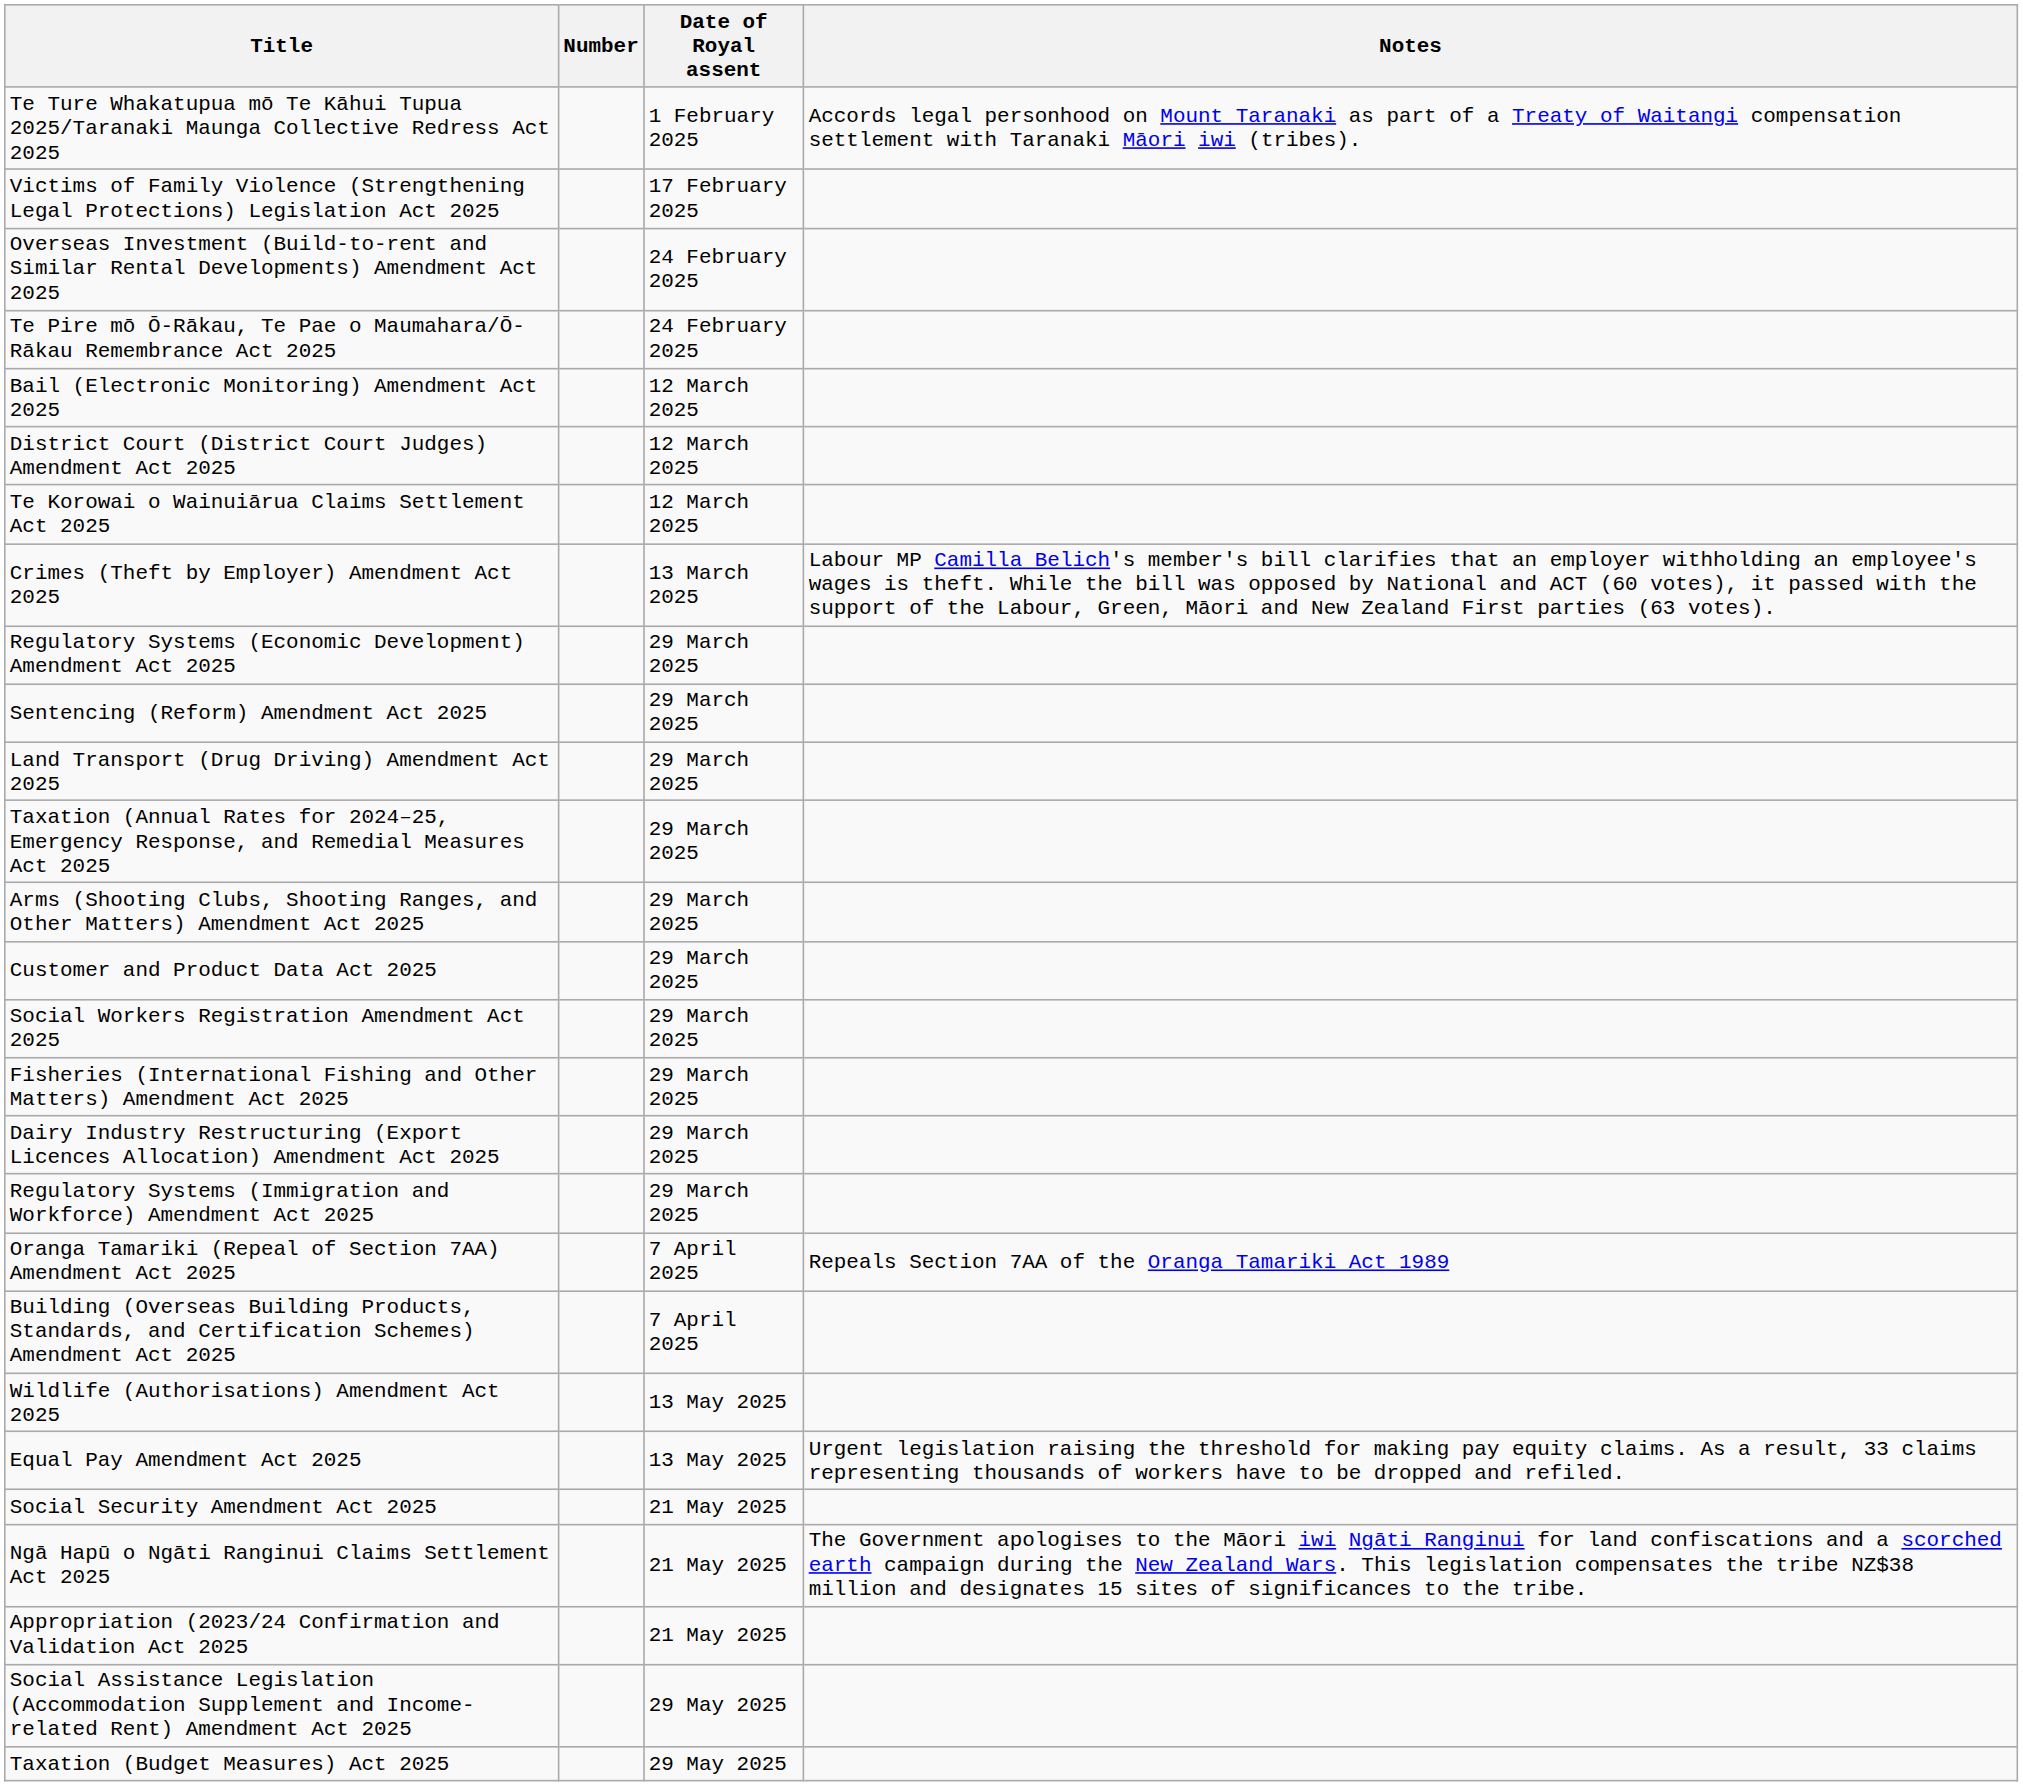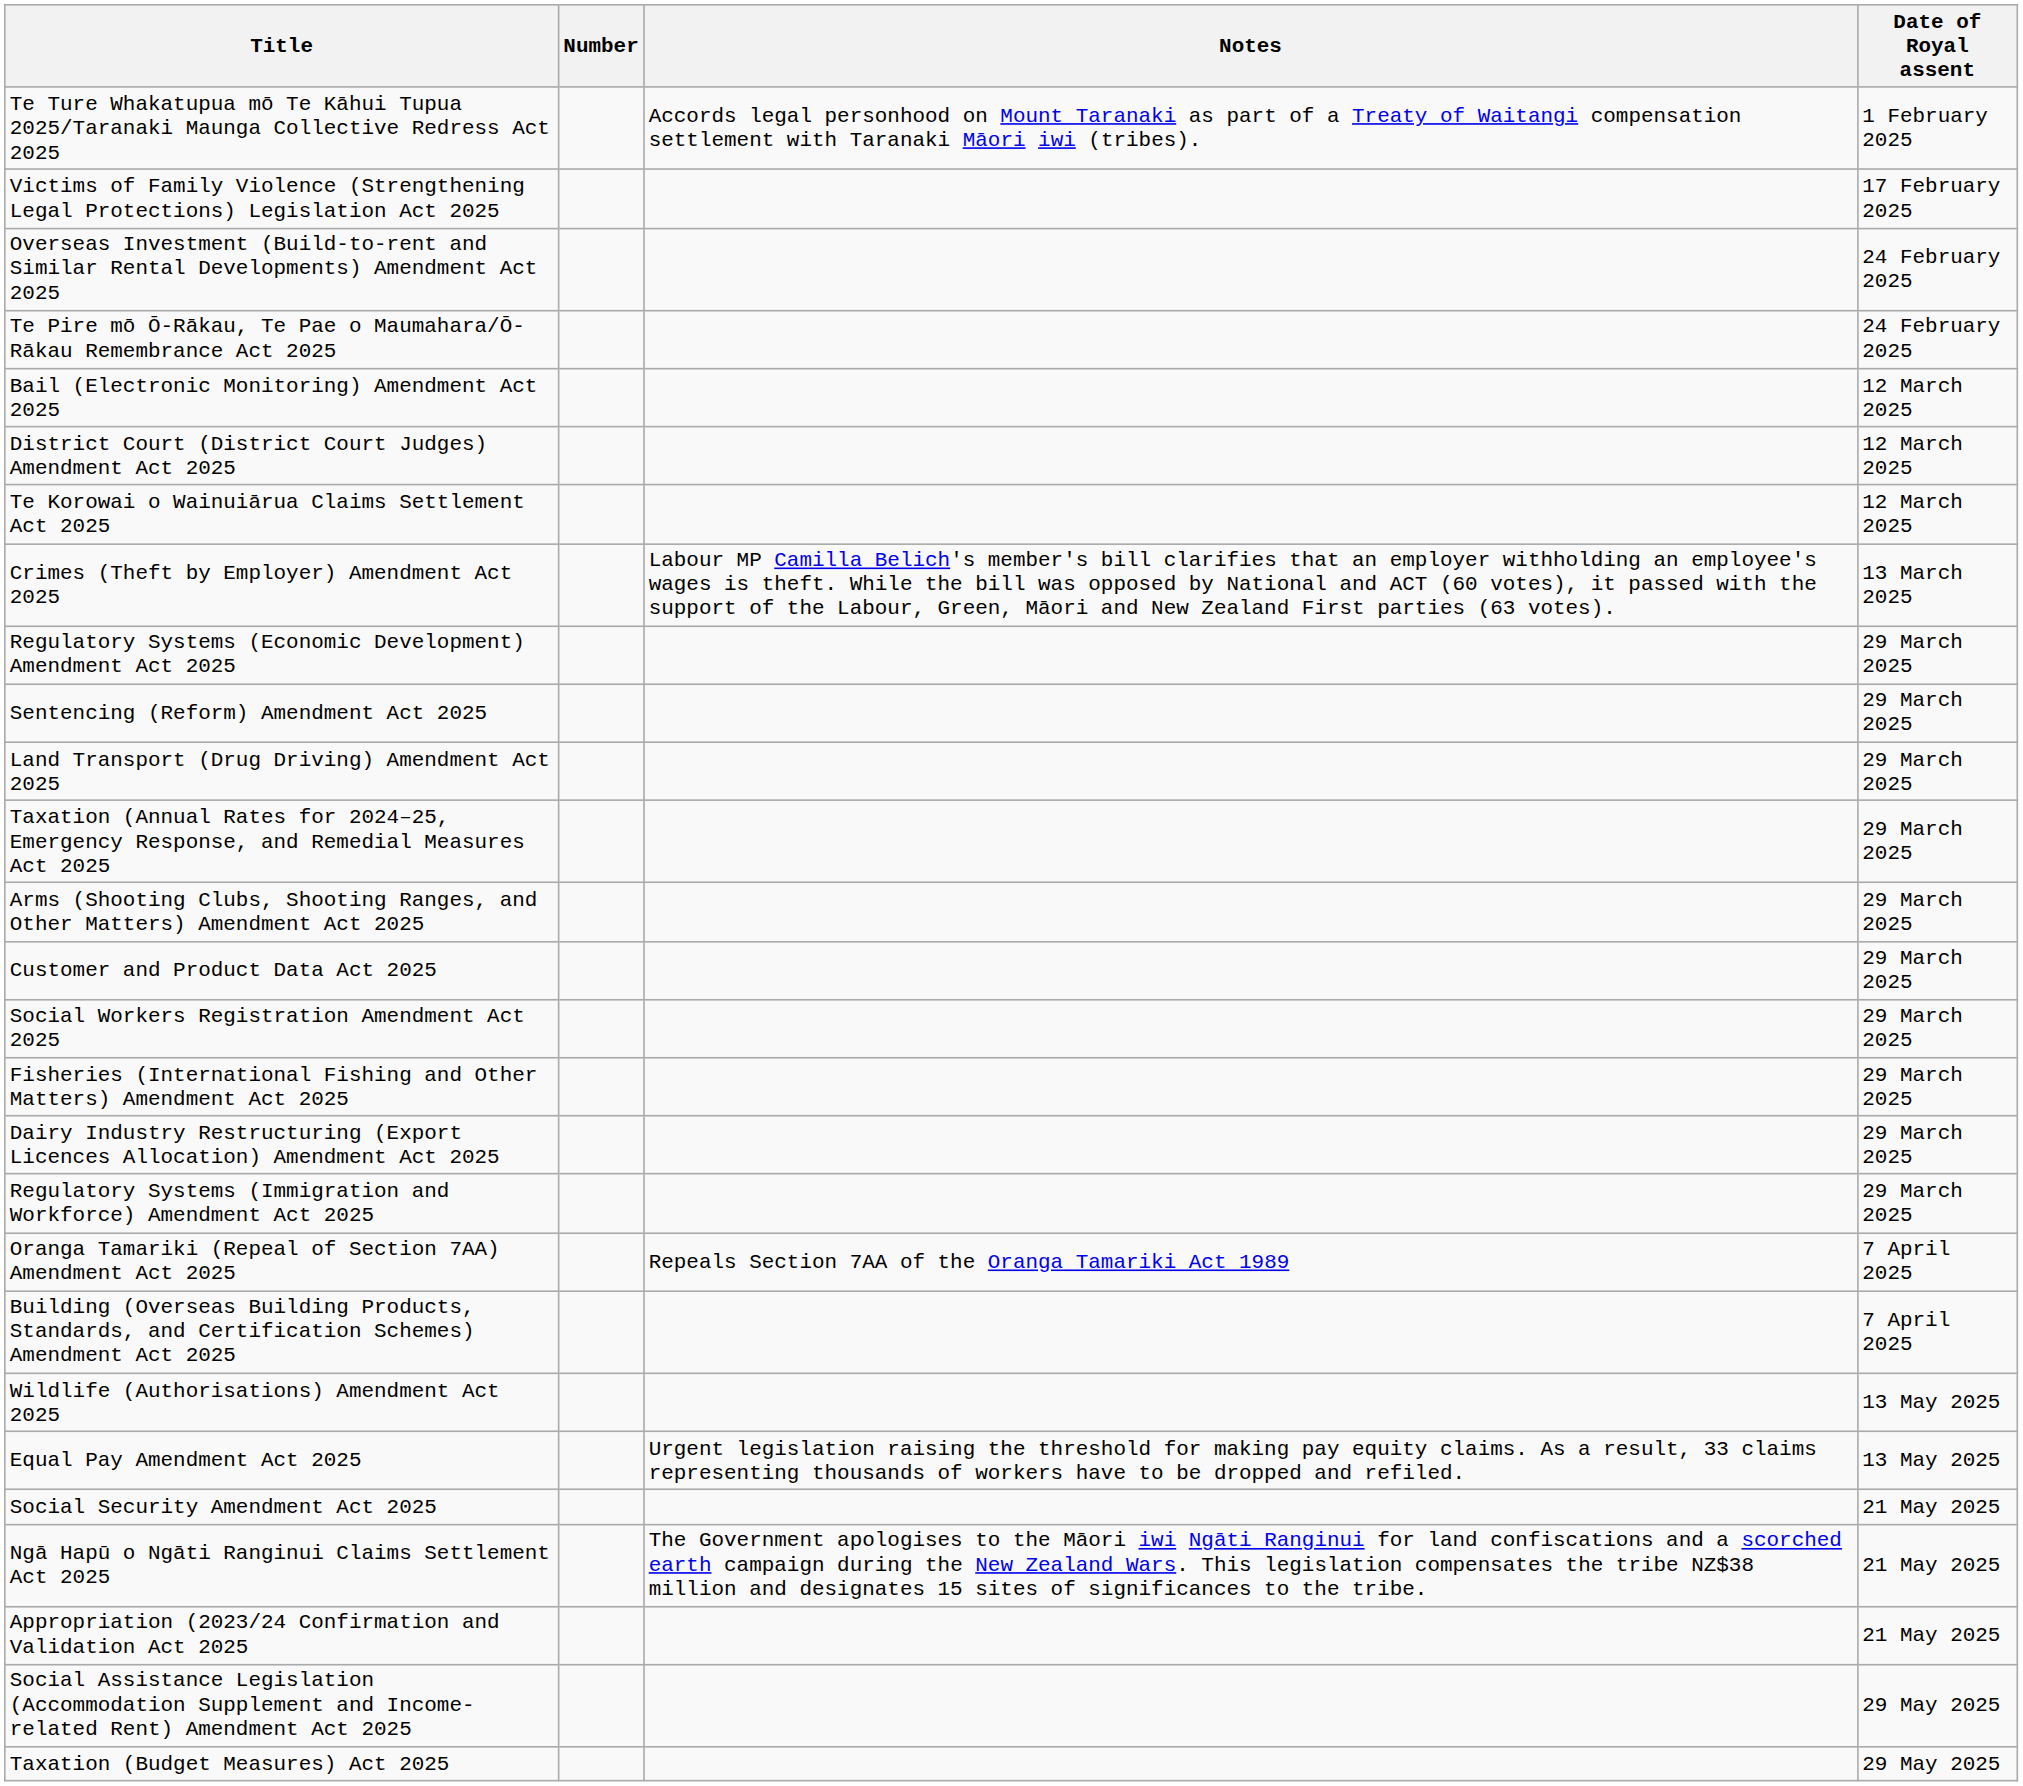columns swapped: (724, 46) <-> (1410, 46)
